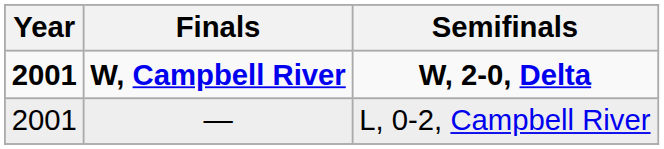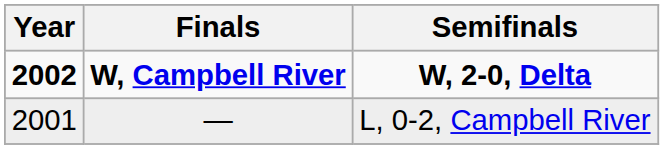(44, 74) 2001 -> (44, 74) 2002
